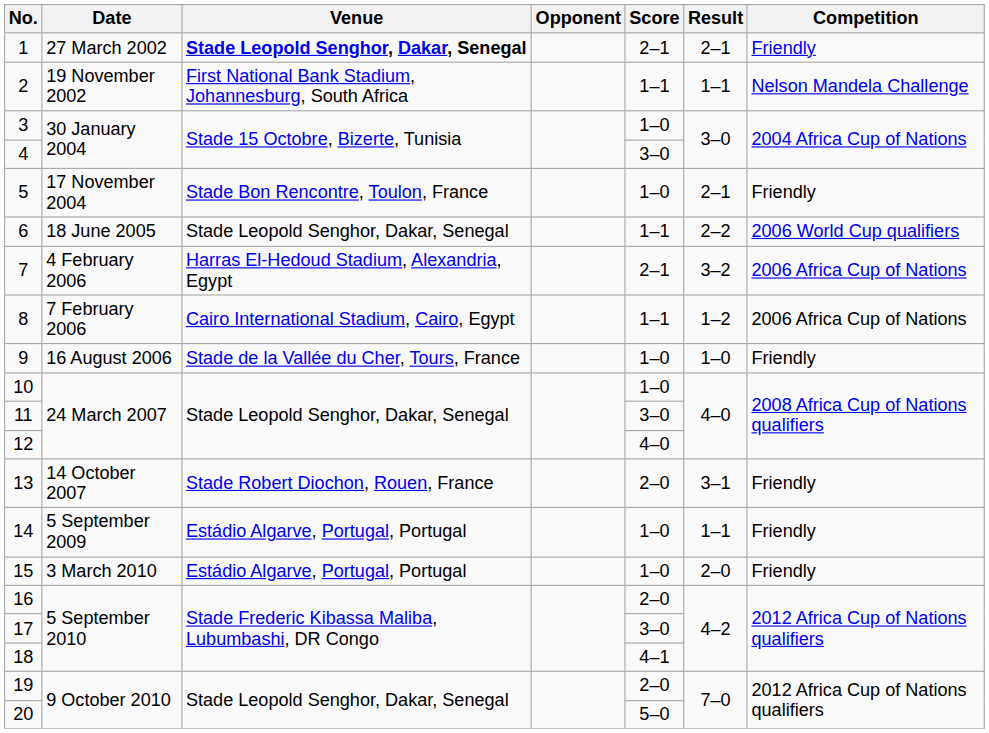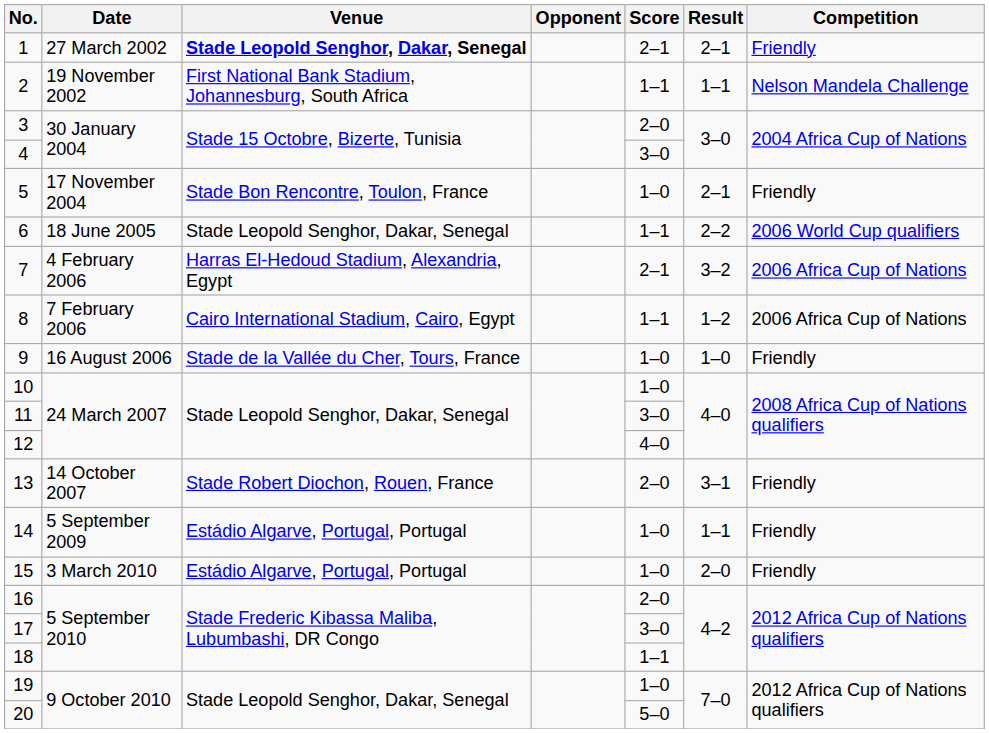(654, 125) 1–0 -> (654, 125) 2–0
(654, 657) 4–1 -> (654, 657) 1–1
(654, 685) 2–0 -> (654, 685) 1–0
